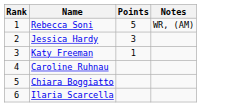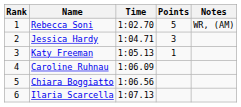+ column: (136, 11)
